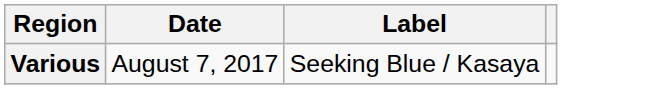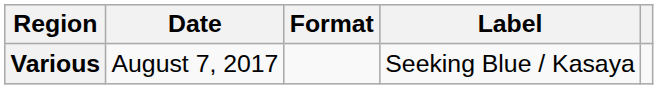+ column: (332, 24)
